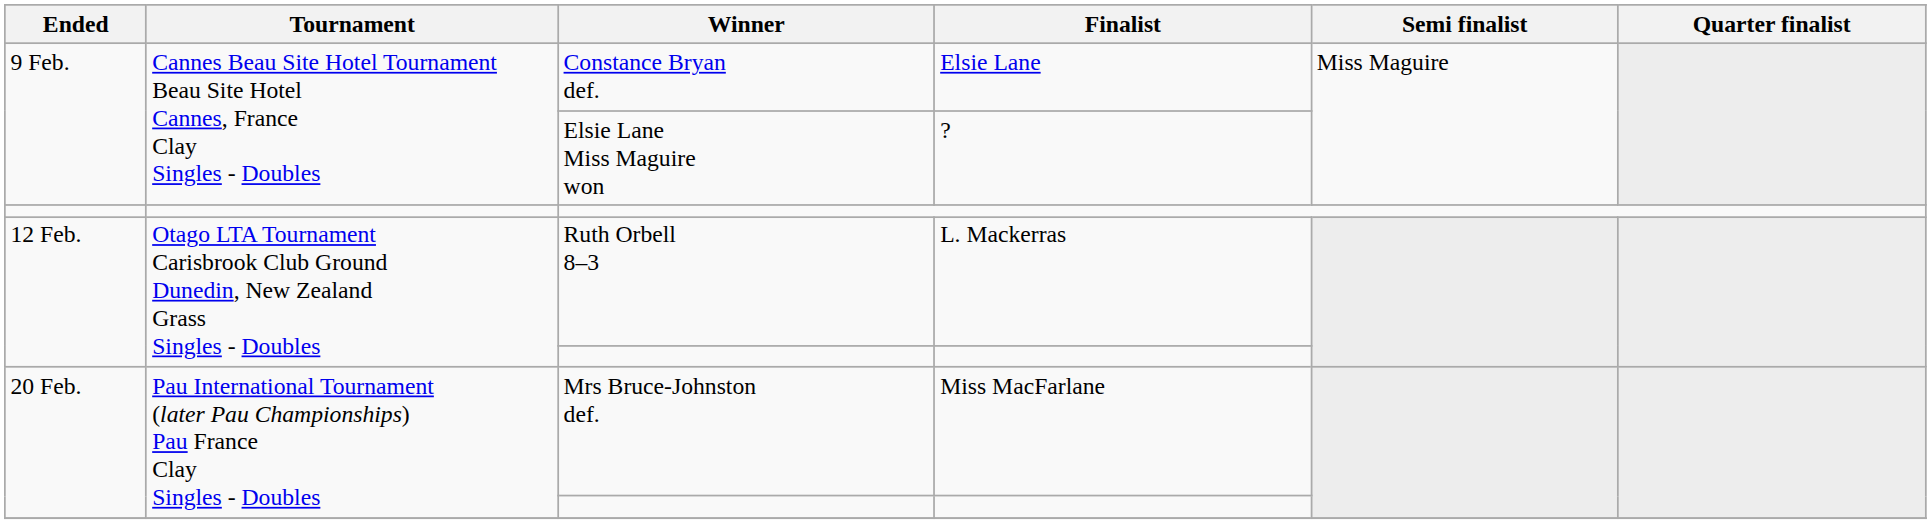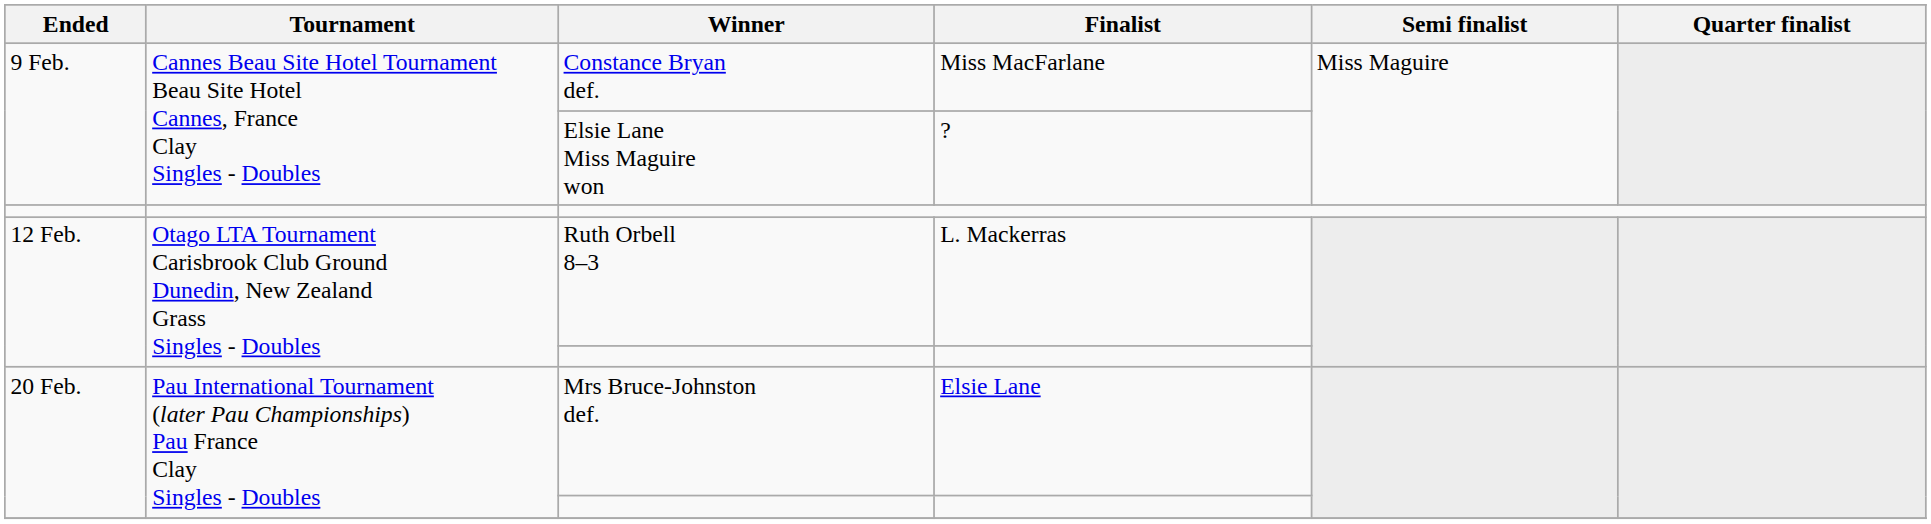(990, 62) Elsie Lane -> (1023, 62) Miss MacFarlane
(1023, 385) Miss MacFarlane -> (990, 385) Elsie Lane
